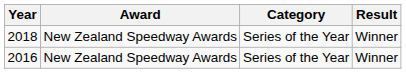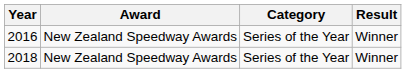rows swapped: (22, 36) <-> (22, 57)
